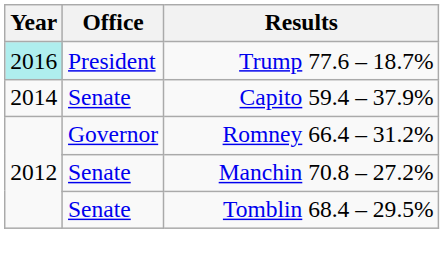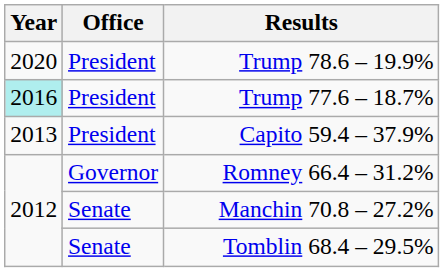+ row: (336, 60)
(34, 97) 2014 -> (34, 135) 2013
(99, 97) Senate -> (112, 135) President
